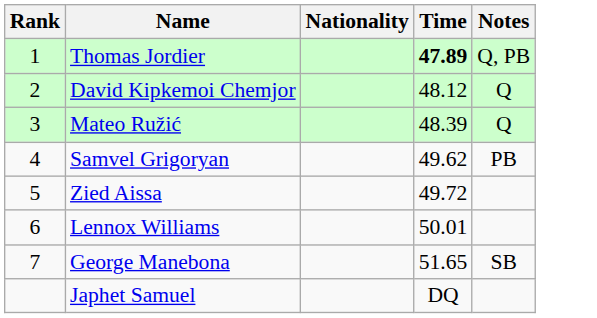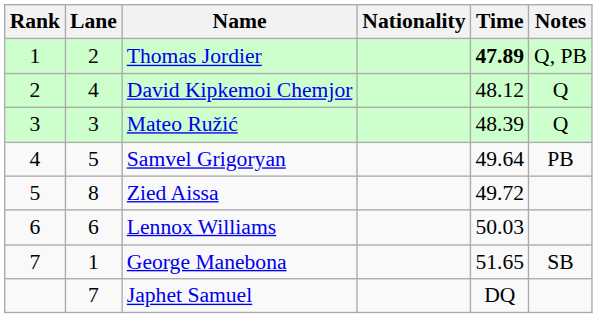+ column: (93, 21)
(443, 158) 49.62 -> (500, 158) 49.64
(443, 227) 50.01 -> (500, 227) 50.03
